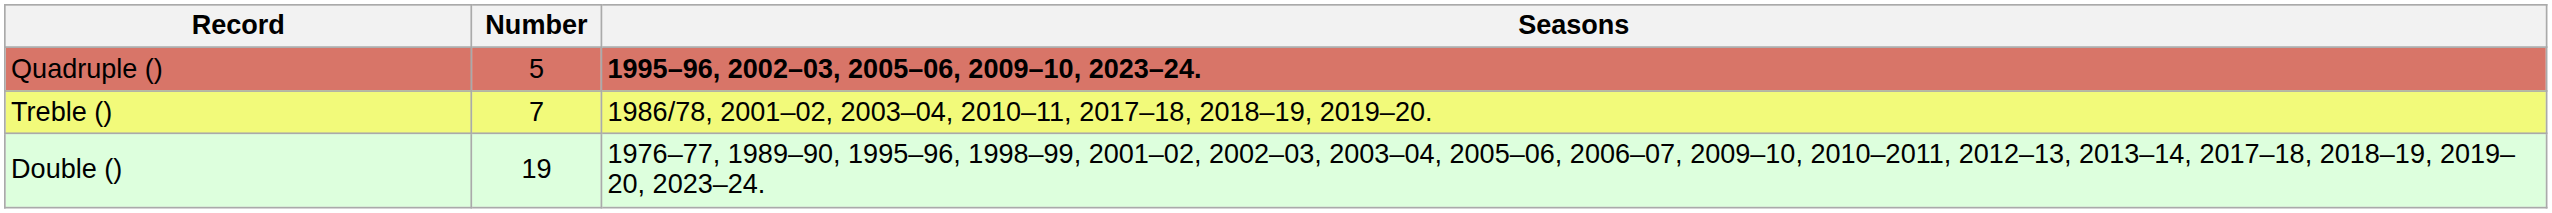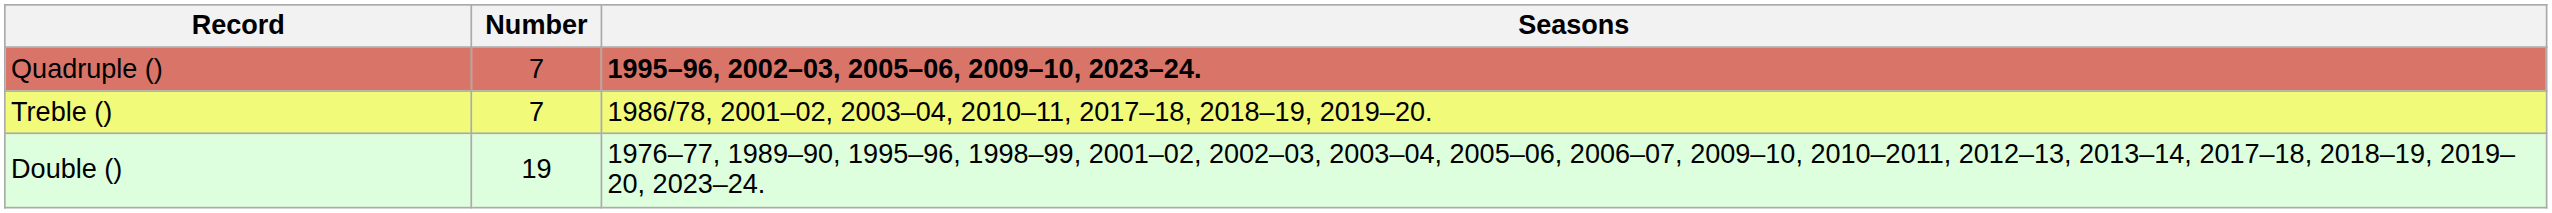(536, 68) 5 -> (536, 68) 7
